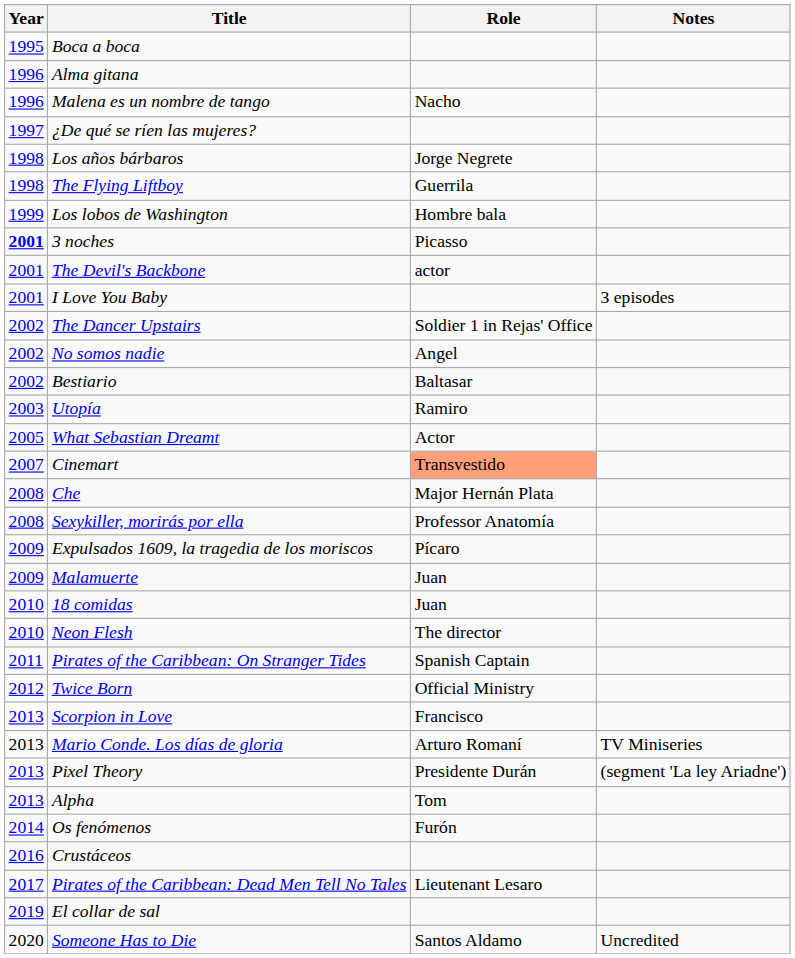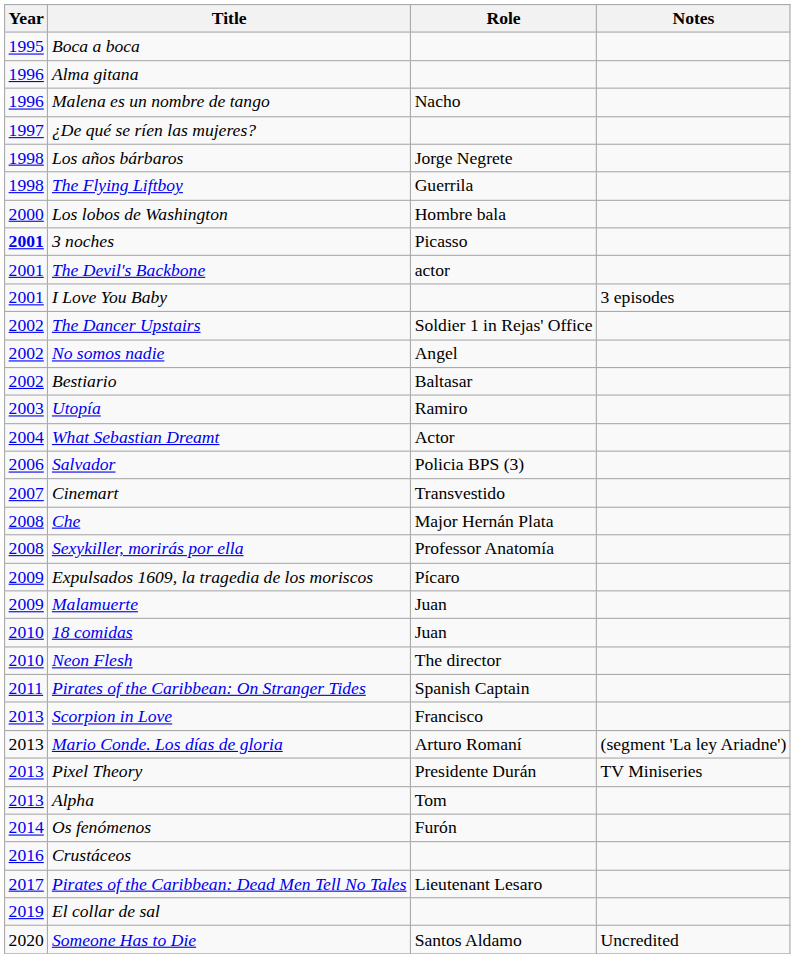(26, 213) 1999 -> (26, 213) 2000
(26, 437) 2005 -> (26, 437) 2004
+ row: (84, 465)
(460, 465) lightsalmon background -> (460, 492) no background
- row: (92, 688)
(652, 744) TV Miniseries -> (693, 744) (segment 'La ley Ariadne')
(693, 772) (segment 'La ley Ariadne') -> (652, 772) TV Miniseries
